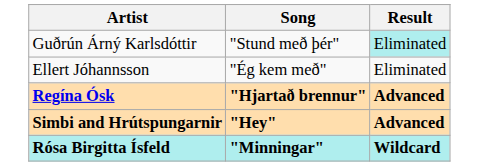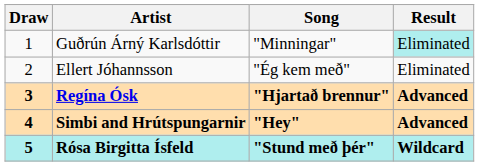+ column: (29, 17)
(285, 43) "Stund með þér" -> (295, 43) "Minningar"
(277, 148) "Minningar" -> (314, 148) "Stund með þér"
